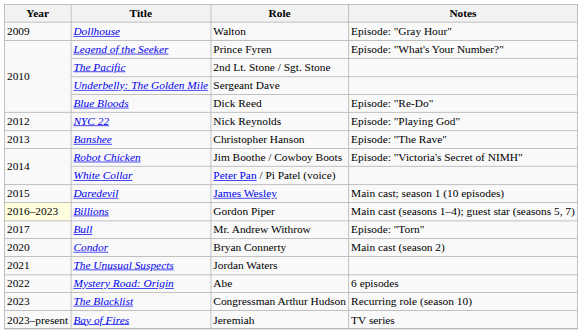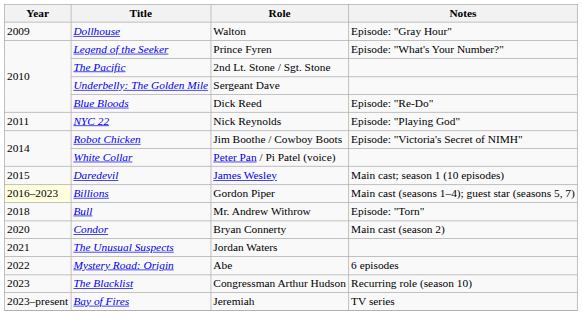(18, 121) 2012 -> (18, 121) 2011
- row: (93, 139)
(18, 229) 2017 -> (18, 211) 2018
